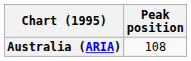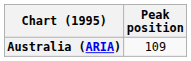(155, 47) 108 -> (155, 47) 109
